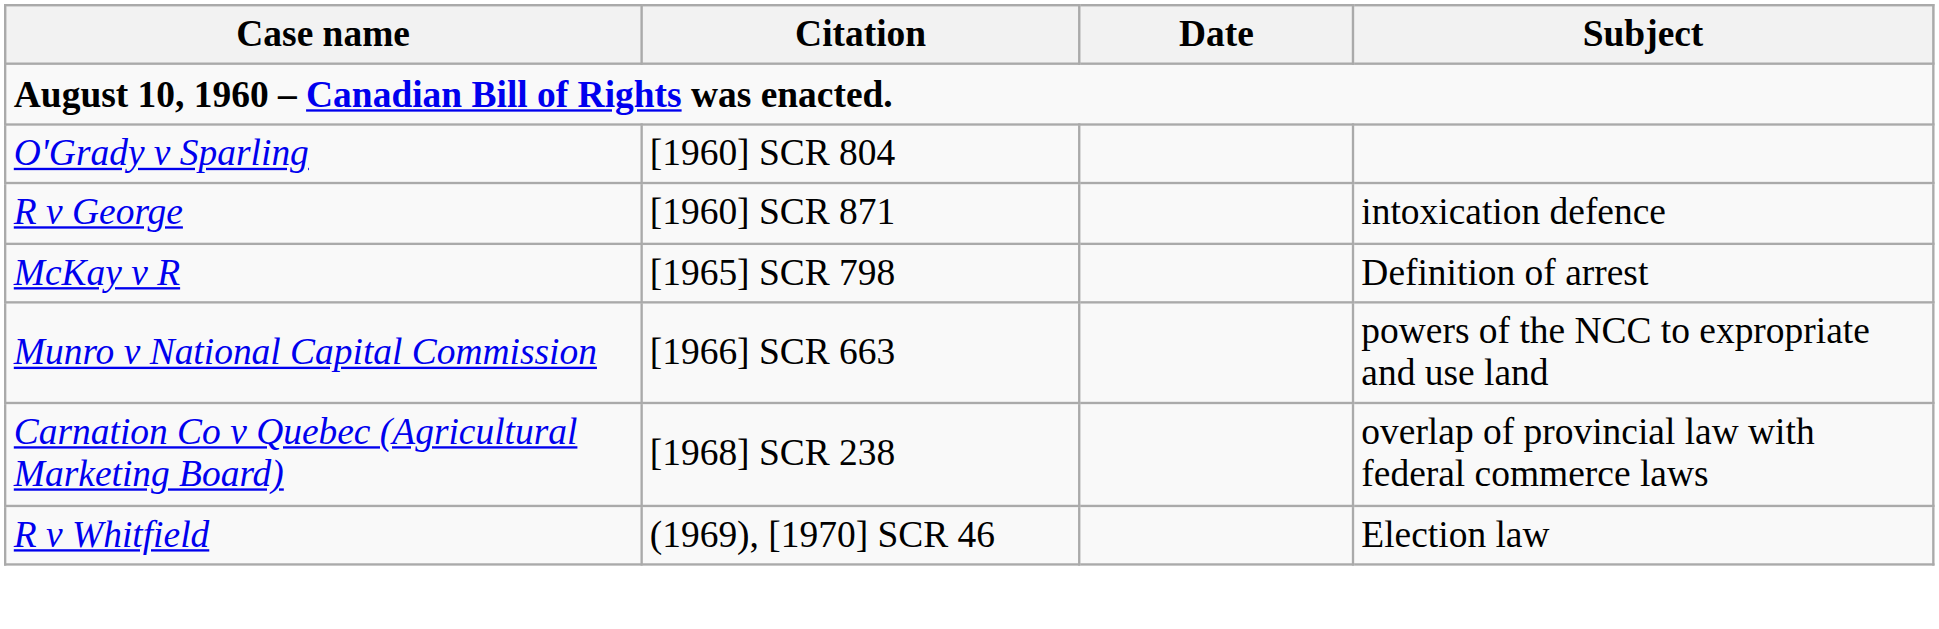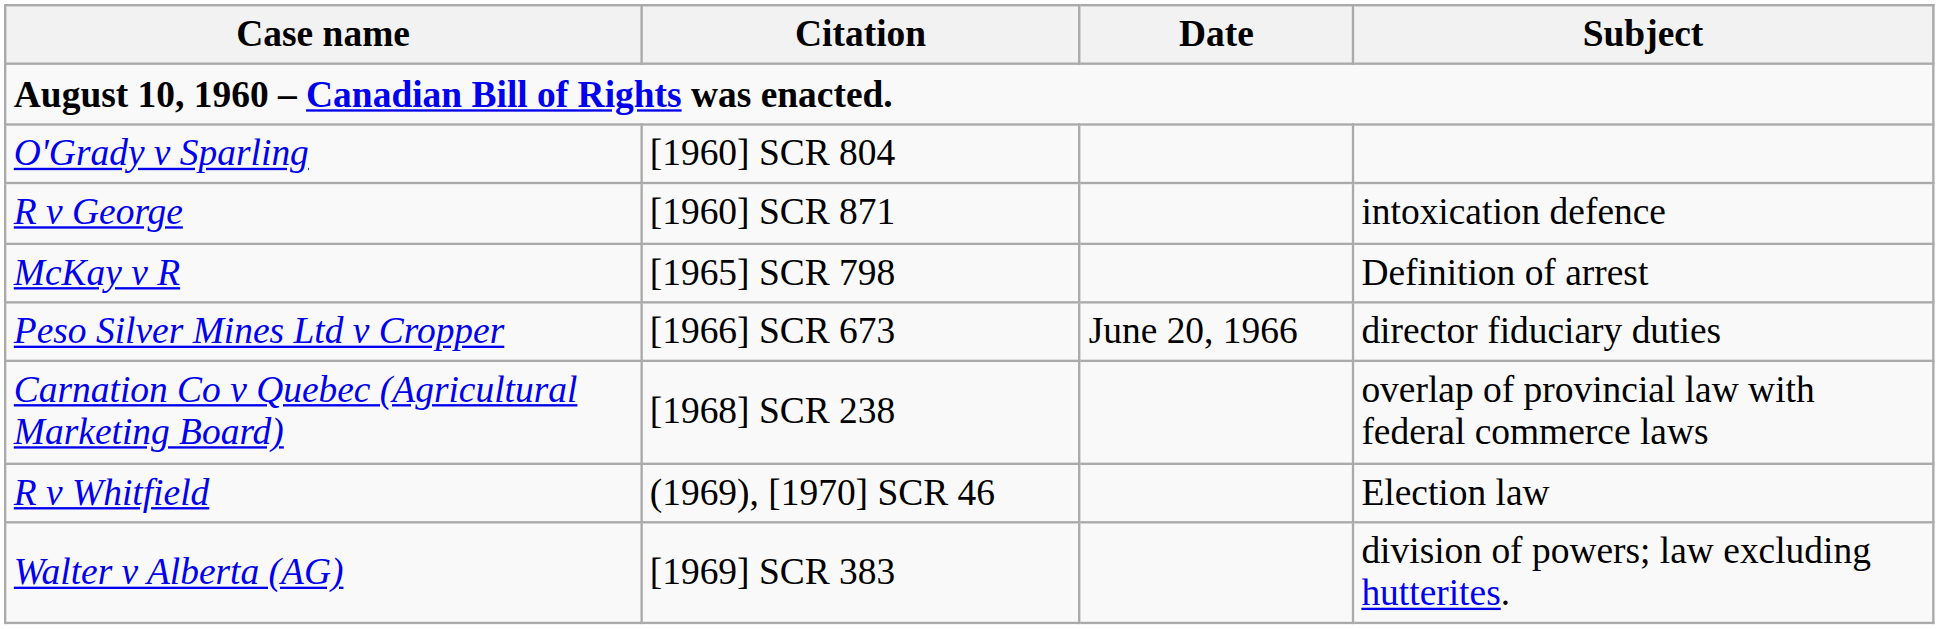- row: (305, 352)
+ row: (259, 331)
+ row: (179, 572)
